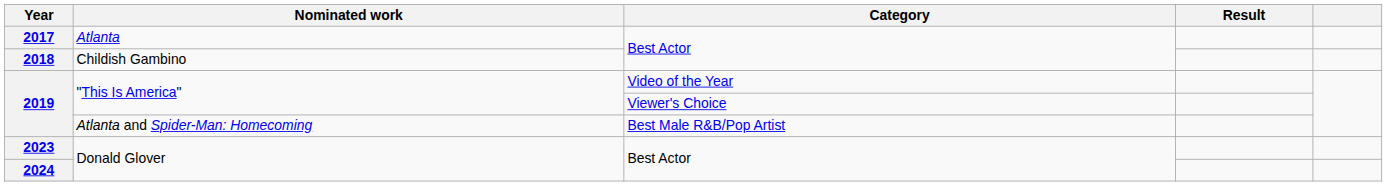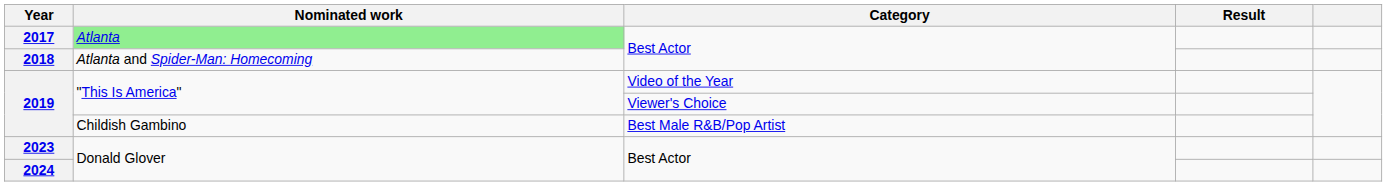(98, 37) no background -> (98, 37) lightgreen background
(131, 59) Childish Gambino -> (194, 59) Atlanta and Spider-Man: Homecoming
(194, 125) Atlanta and Spider-Man: Homecoming -> (131, 125) Childish Gambino
